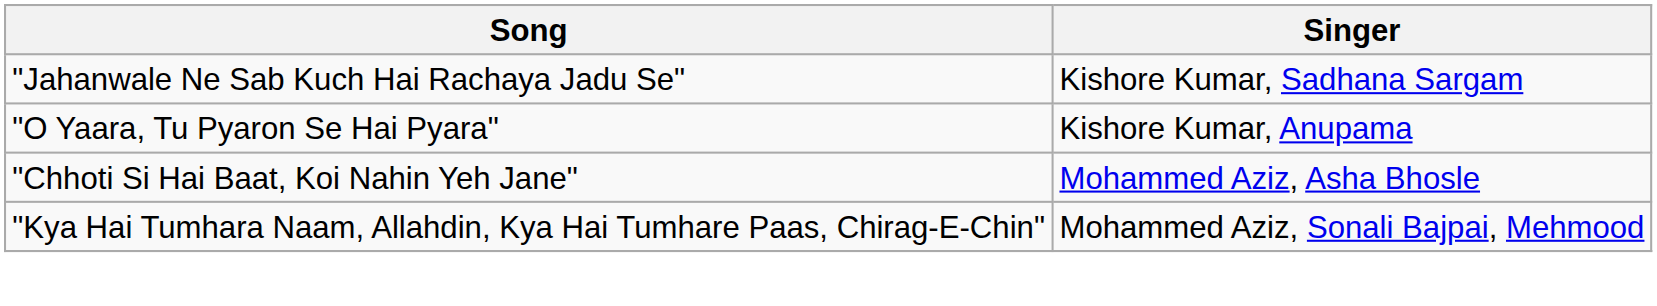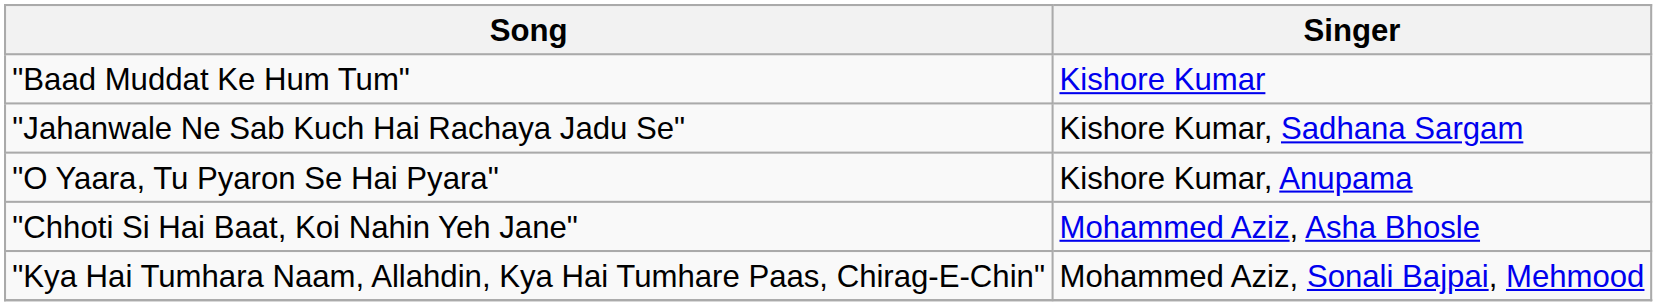+ row: (211, 79)
